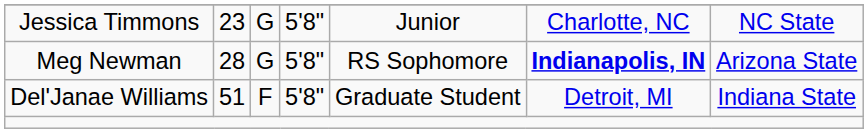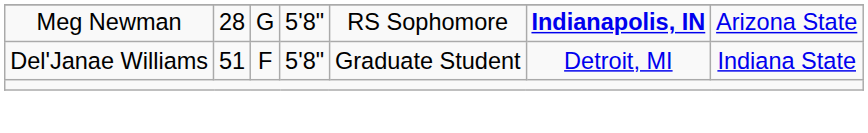- row: (109, 23)
